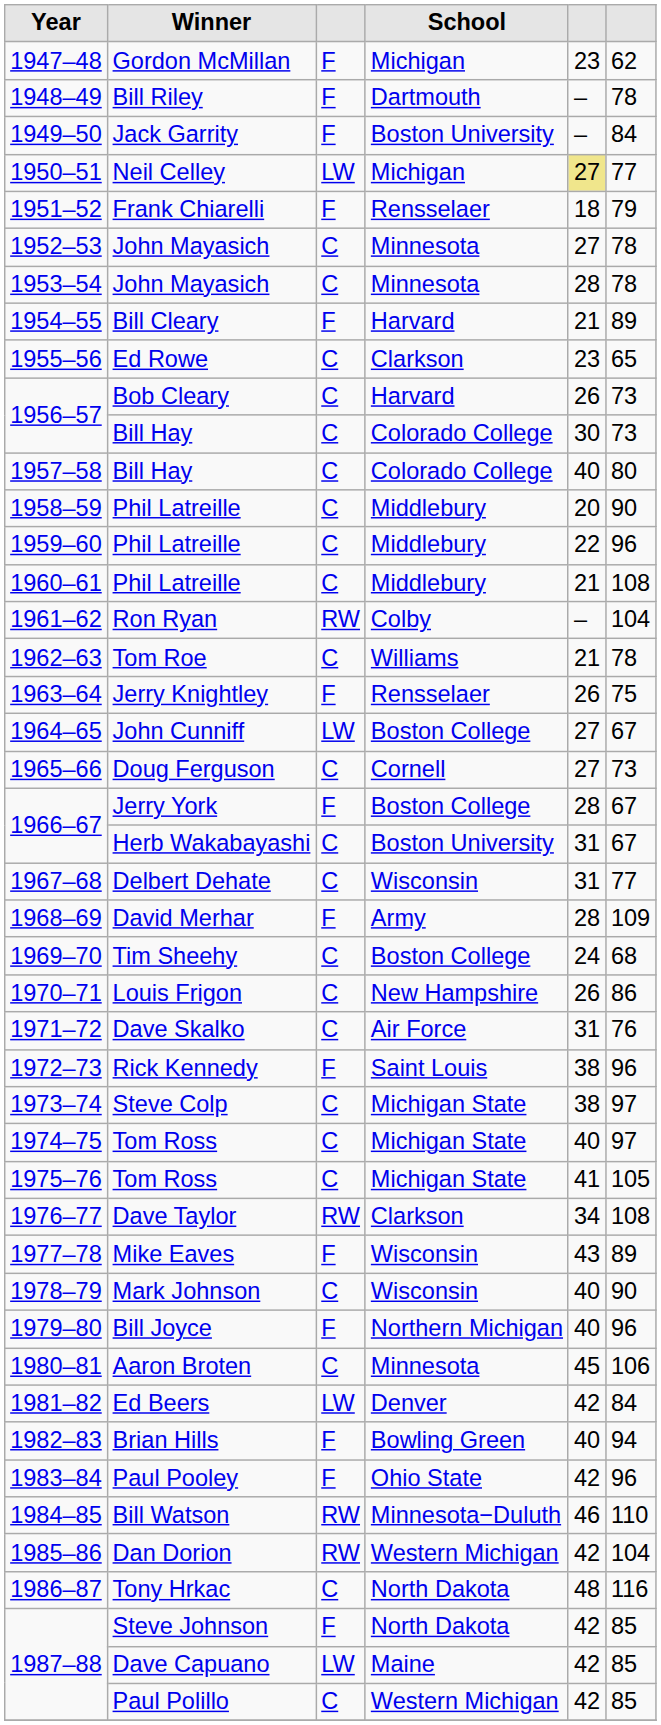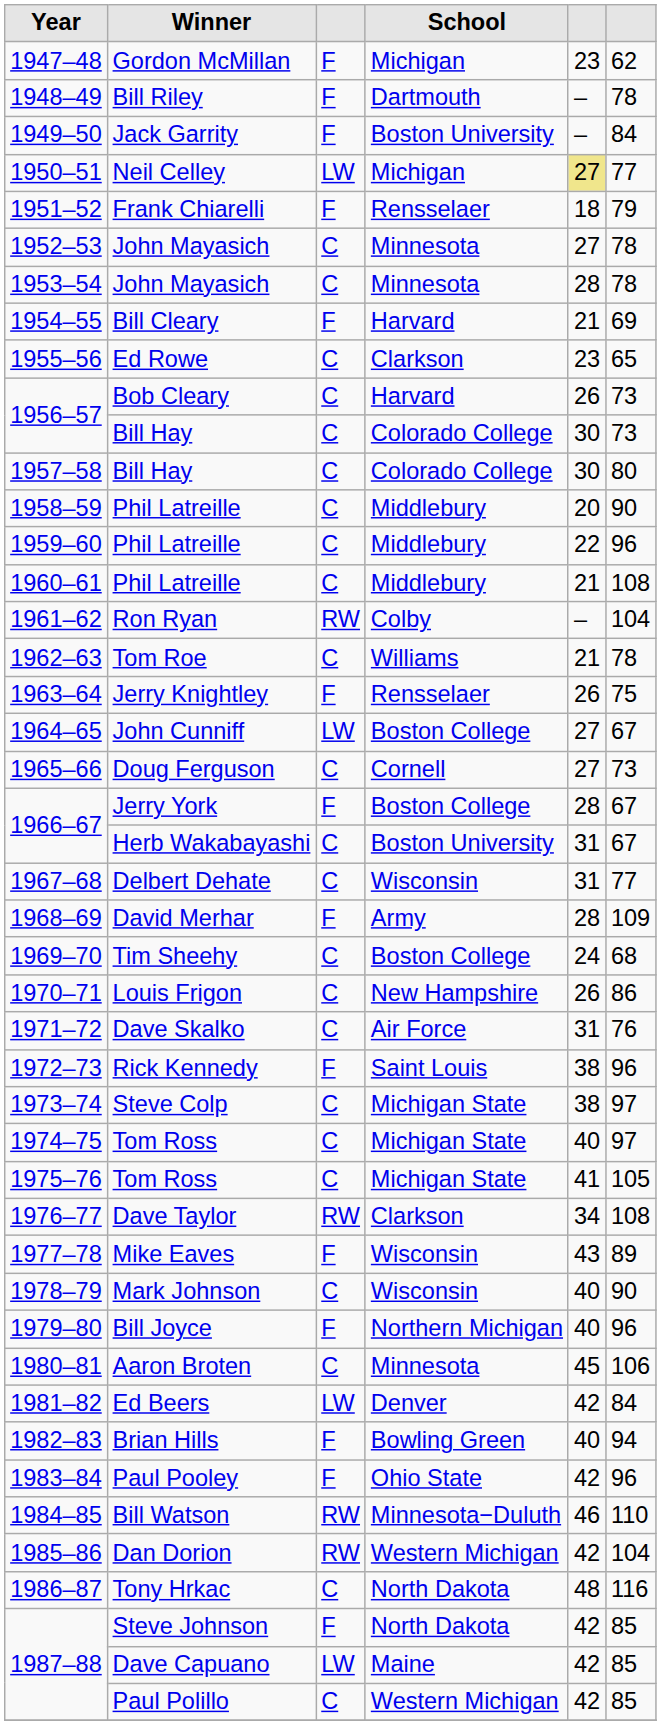(624, 321) 89 -> (624, 321) 69
(587, 470) 40 -> (587, 470) 30
